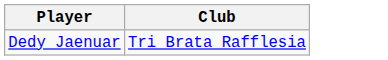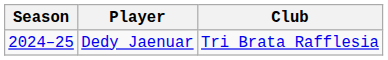+ column: (41, 17)
